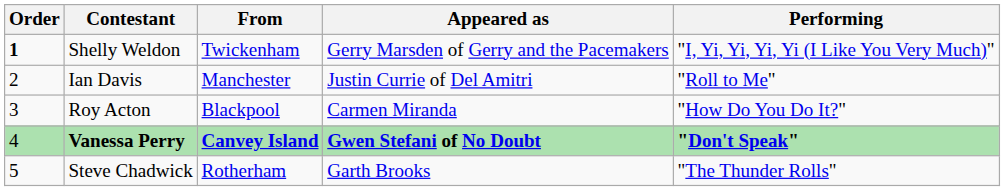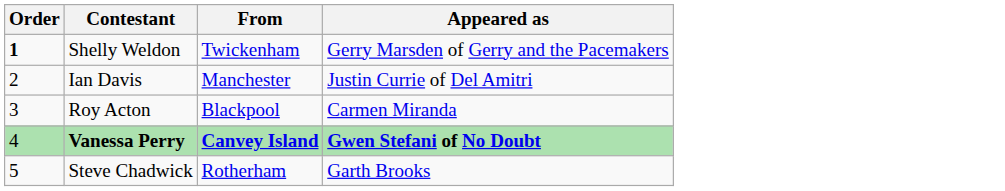- column: (836, 19)
